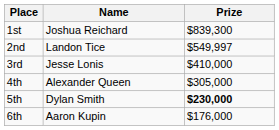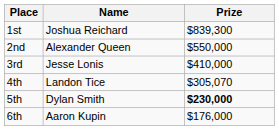(76, 47) Landon Tice -> (88, 47) Alexander Queen
(210, 47) $549,997 -> (210, 47) $550,000
(88, 82) Alexander Queen -> (76, 82) Landon Tice
(210, 82) $305,000 -> (210, 82) $305,070
